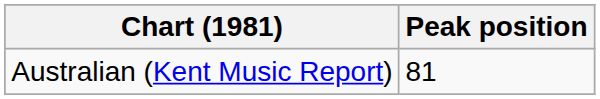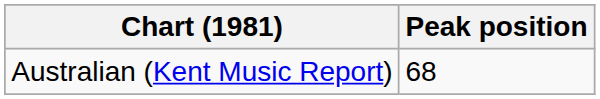(421, 71) 81 -> (421, 71) 68
